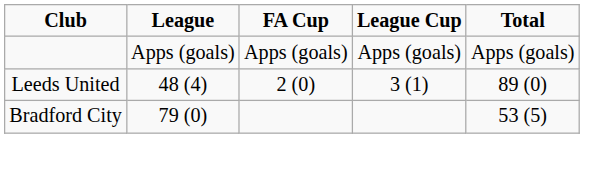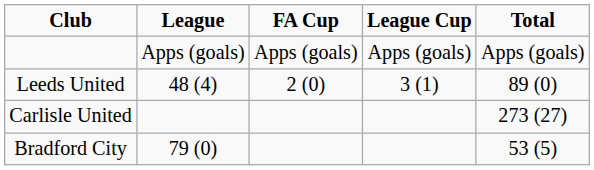+ row: (71, 116)
